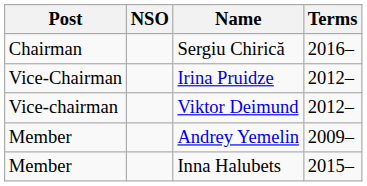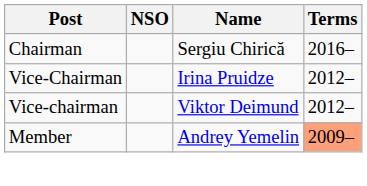(331, 136) no background -> (331, 136) lightsalmon background
- row: (229, 166)
